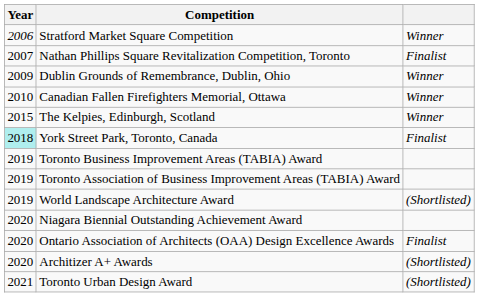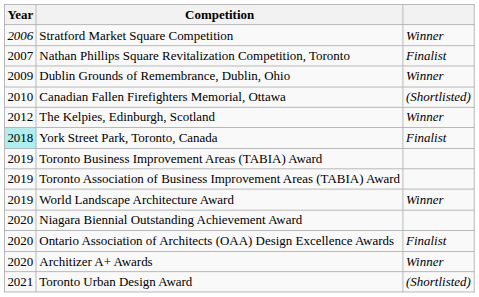(425, 96) Winner -> (438, 96) (Shortlisted)
(20, 117) 2015 -> (20, 117) 2012
(438, 199) (Shortlisted) -> (425, 199) Winner
(438, 261) (Shortlisted) -> (425, 261) Winner
